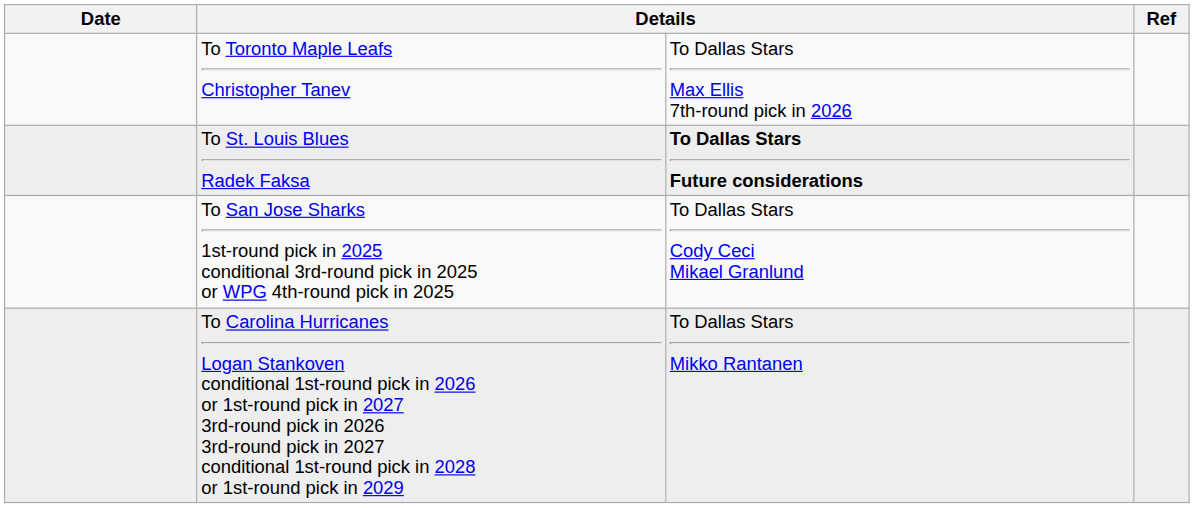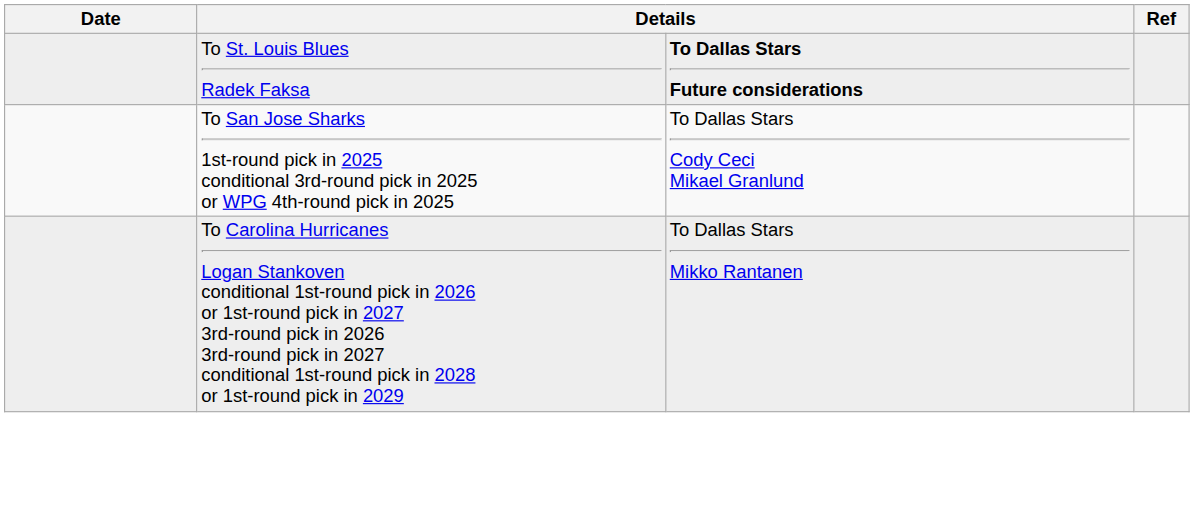- row: (431, 68)
